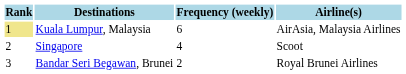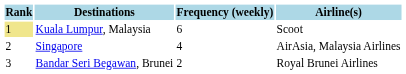(339, 29) AirAsia, Malaysia Airlines -> (290, 29) Scoot
(290, 46) Scoot -> (339, 46) AirAsia, Malaysia Airlines
